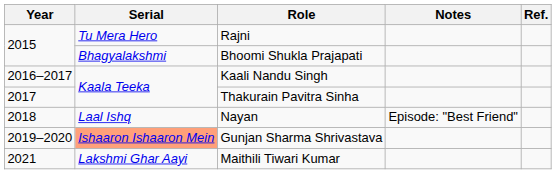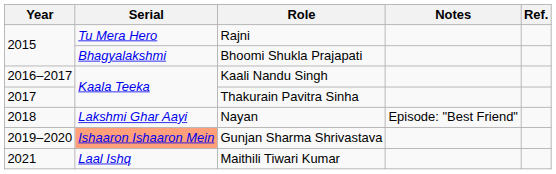(105, 117) Laal Ishq -> (133, 117) Lakshmi Ghar Aayi
(133, 158) Lakshmi Ghar Aayi -> (105, 158) Laal Ishq
